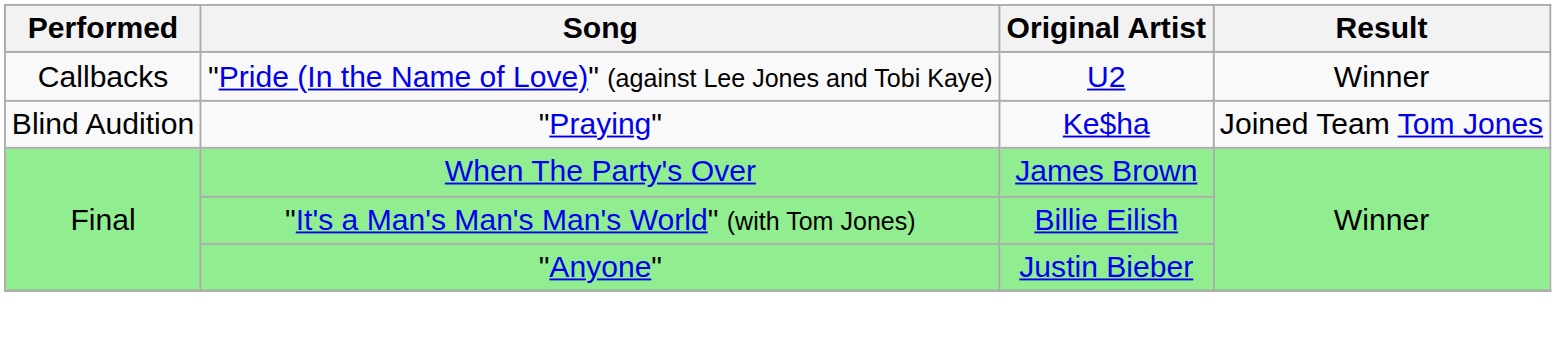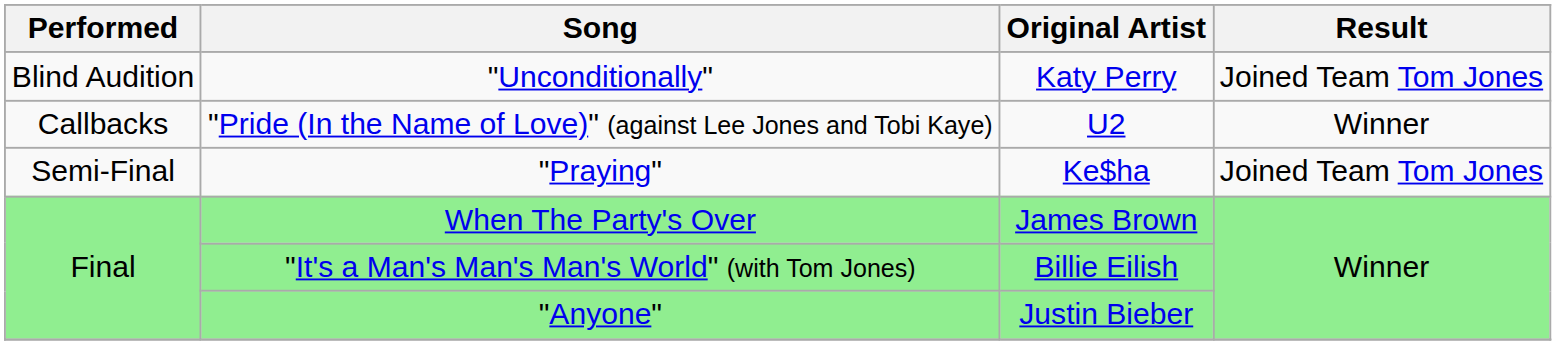+ row: (600, 76)
(103, 123) Blind Audition -> (103, 171) Semi-Final
